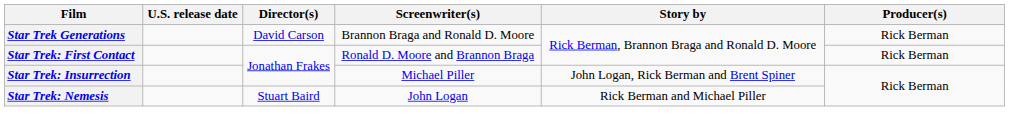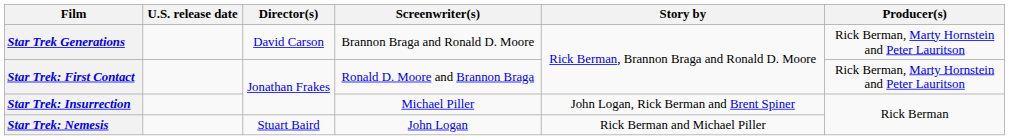(915, 34) Rick Berman -> (915, 42) Rick Berman, Marty Hornstein and Peter Lauritson
(915, 55) Rick Berman -> (915, 76) Rick Berman, Marty Hornstein and Peter Lauritson
